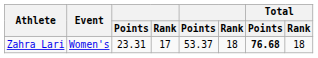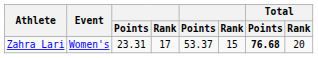(232, 44) 18 -> (232, 44) 15
(299, 44) 18 -> (299, 44) 20
